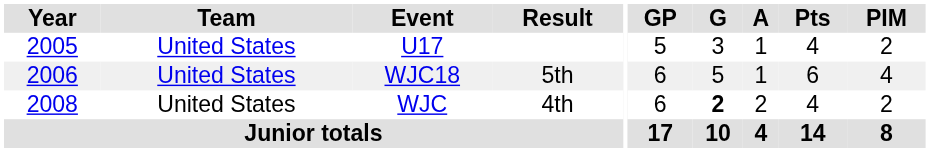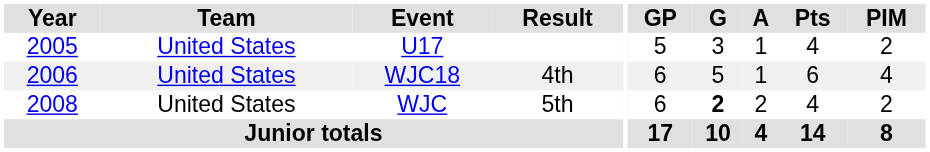(558, 75) 5th -> (558, 75) 4th
(558, 104) 4th -> (558, 104) 5th
